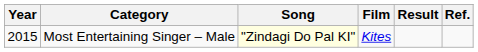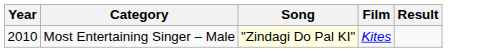- column: (457, 15)
(22, 36) 2015 -> (22, 36) 2010
